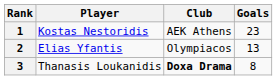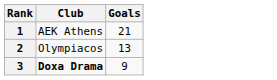- column: (100, 13)
(253, 31) 23 -> (124, 31) 21
(253, 66) 8 -> (124, 66) 9
